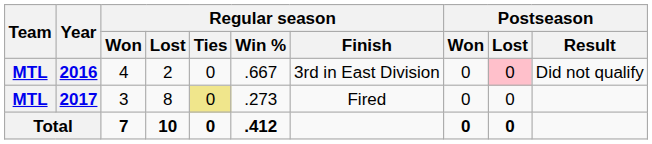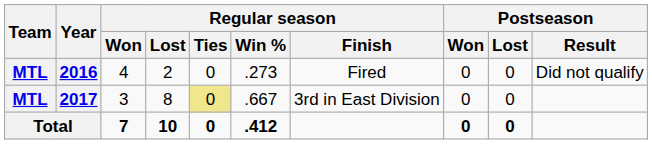(261, 72) .667 -> (261, 72) .273
(367, 72) 3rd in East Division -> (367, 72) Fired
(510, 72) pink background -> (510, 72) no background
(261, 99) .273 -> (261, 99) .667
(367, 99) Fired -> (367, 99) 3rd in East Division
